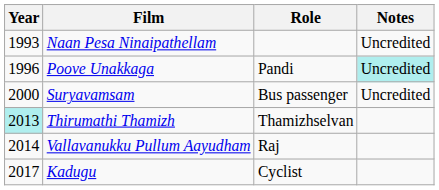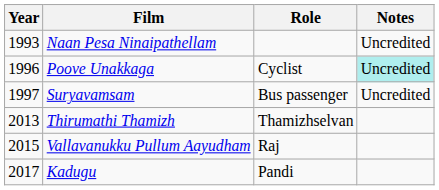(276, 69) Pandi -> (280, 69) Cyclist
(24, 95) 2000 -> (24, 95) 1997
(24, 120) paleturquoise background -> (24, 120) no background
(24, 146) 2014 -> (24, 146) 2015
(280, 172) Cyclist -> (276, 172) Pandi
